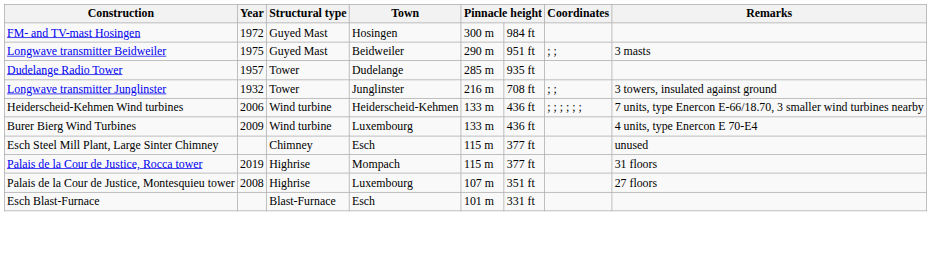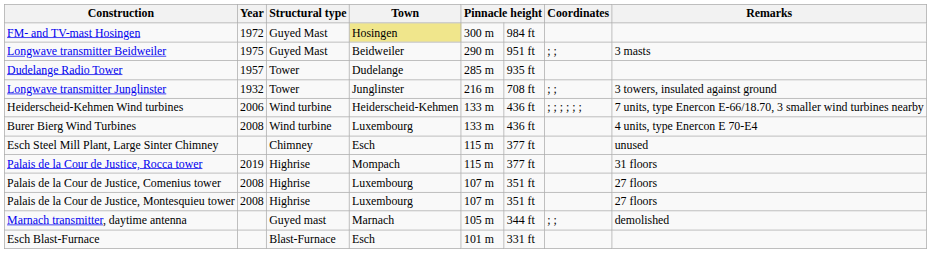(375, 32) no background -> (375, 32) khaki background
(252, 126) 2009 -> (252, 126) 2008
+ row: (114, 182)
+ row: (97, 220)
